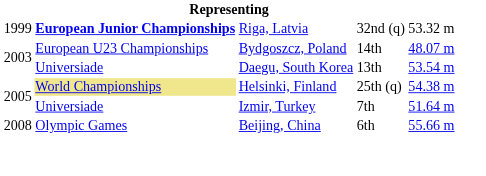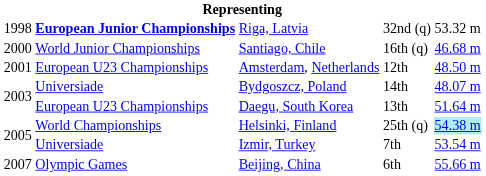(18, 28) 1999 -> (18, 28) 1998
+ row: (282, 48)
+ row: (309, 67)
(122, 48) European U23 Championships -> (69, 87) Universiade
(69, 67) Universiade -> (122, 106) European U23 Championships
(431, 67) 53.54 m -> (458, 106) 51.64 m
(98, 87) khaki background -> (98, 125) no background
(431, 87) no background -> (458, 125) paleturquoise background
(431, 106) 51.64 m -> (458, 145) 53.54 m
(18, 125) 2008 -> (18, 164) 2007
